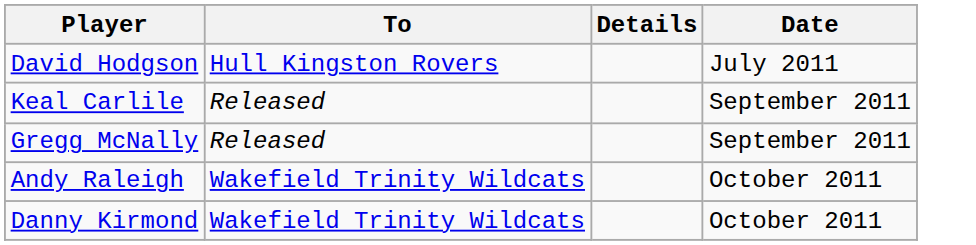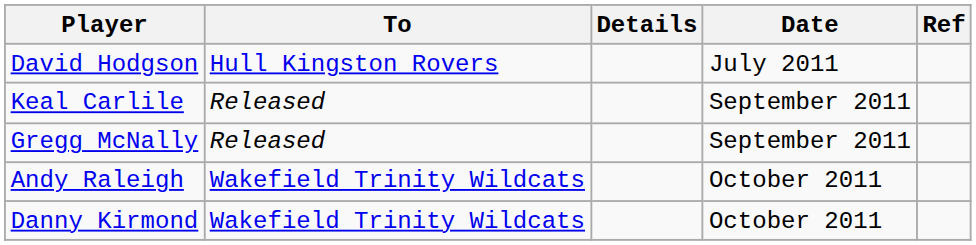+ column: (944, 25)
